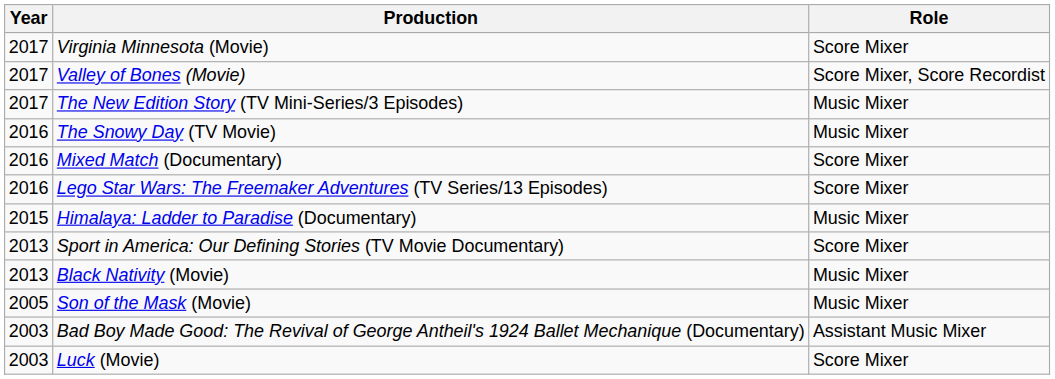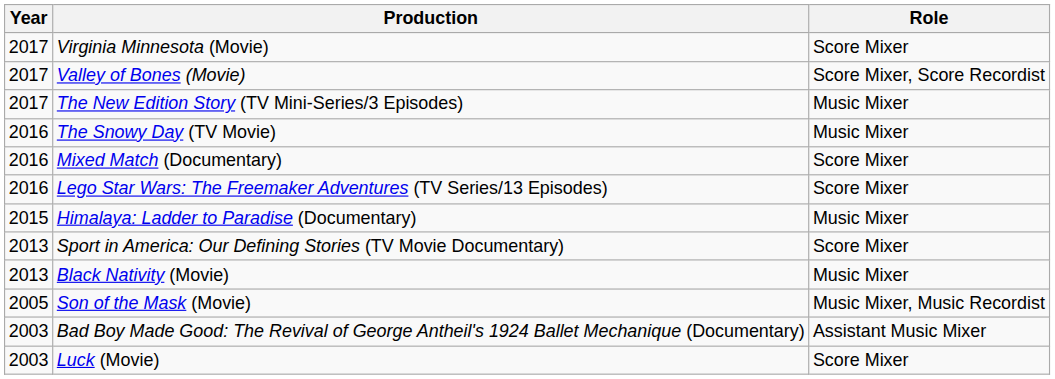(861, 302) Music Mixer -> (929, 302) Music Mixer, Music Recordist
